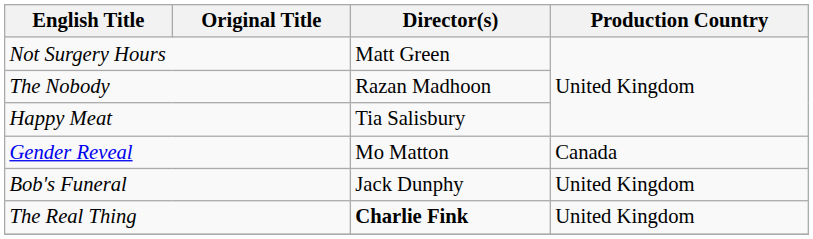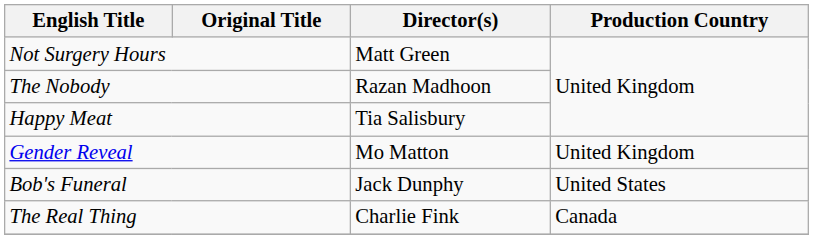(586, 151) Canada -> (625, 151) United Kingdom
(625, 184) United Kingdom -> (611, 184) United States
(412, 217) bold -> (407, 217) normal
(625, 217) United Kingdom -> (586, 217) Canada
